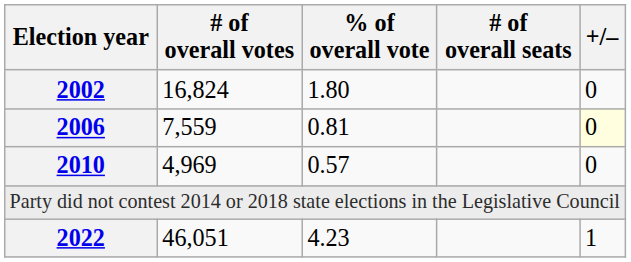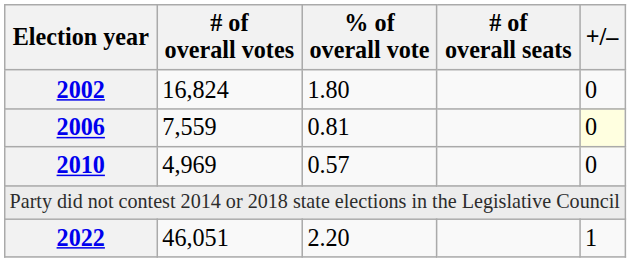(329, 237) 4.23 -> (329, 237) 2.20
